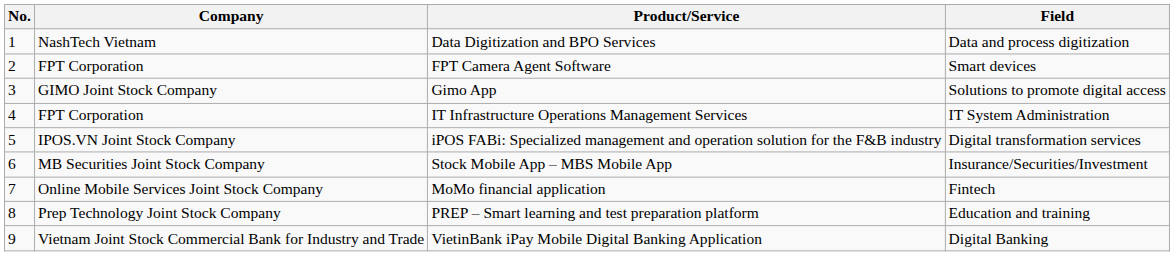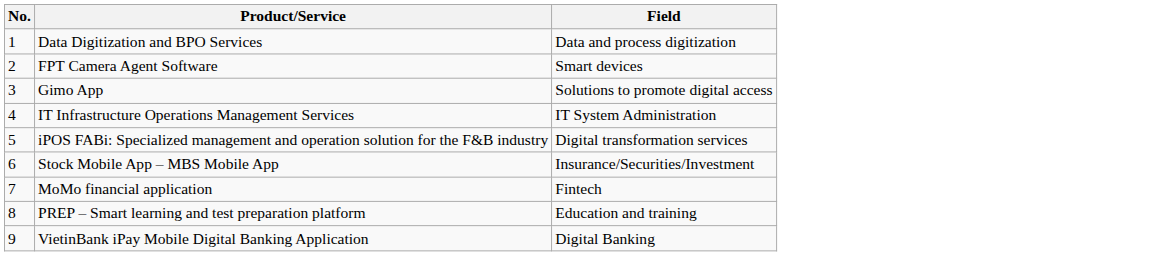- column: (231, 16)
